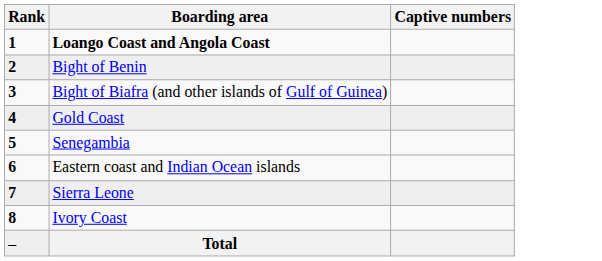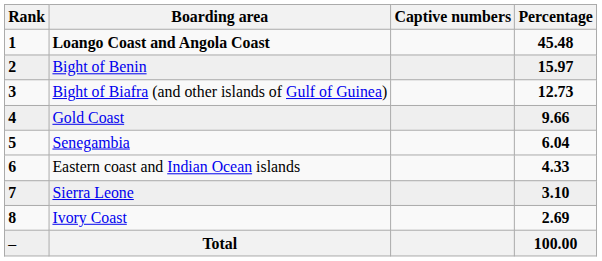+ column: (556, 17)
